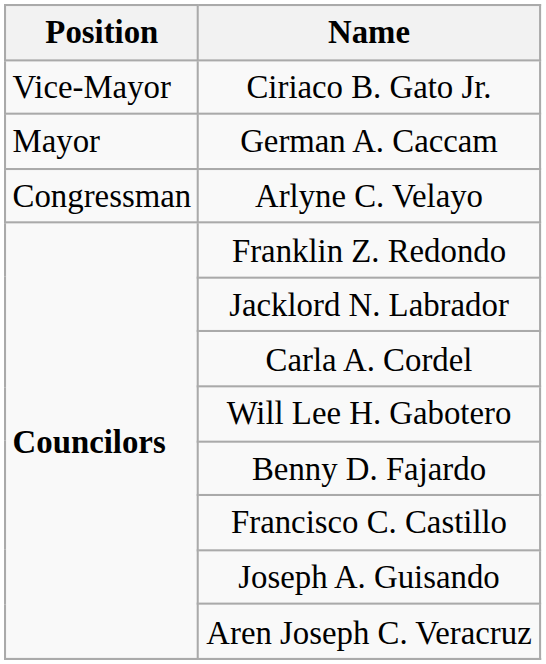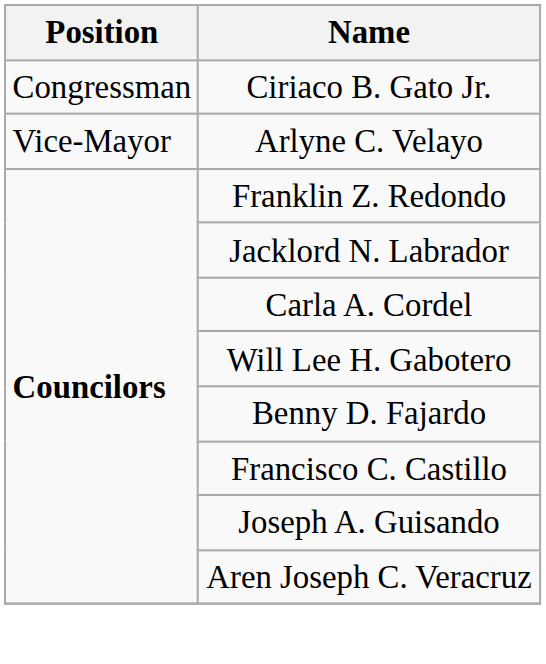(92, 87) Vice-Mayor -> (102, 87) Congressman
- row: (369, 141)
(102, 196) Congressman -> (92, 141) Vice-Mayor
